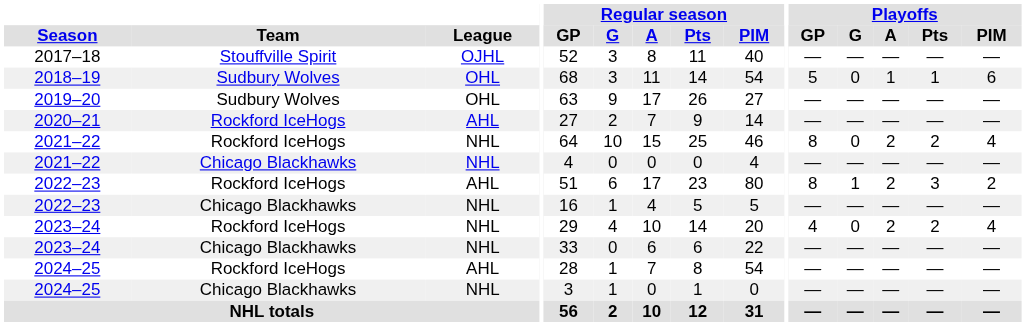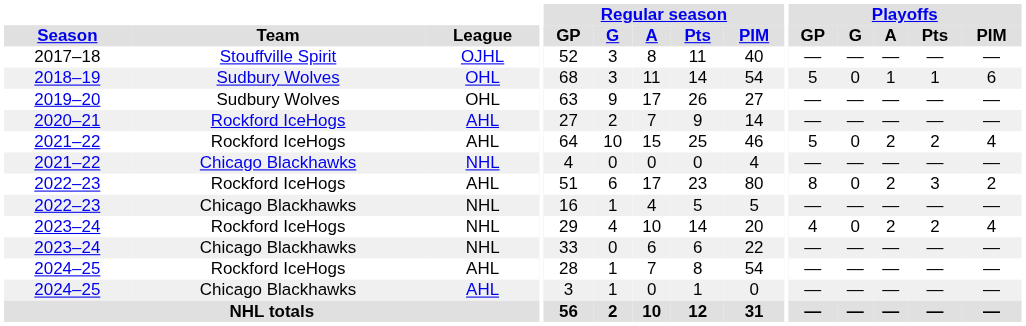(483, 141) NHL -> (483, 141) AHL
(813, 141) 8 -> (813, 141) 5
(855, 184) 1 -> (855, 184) 0
(483, 290) NHL -> (483, 290) AHL
